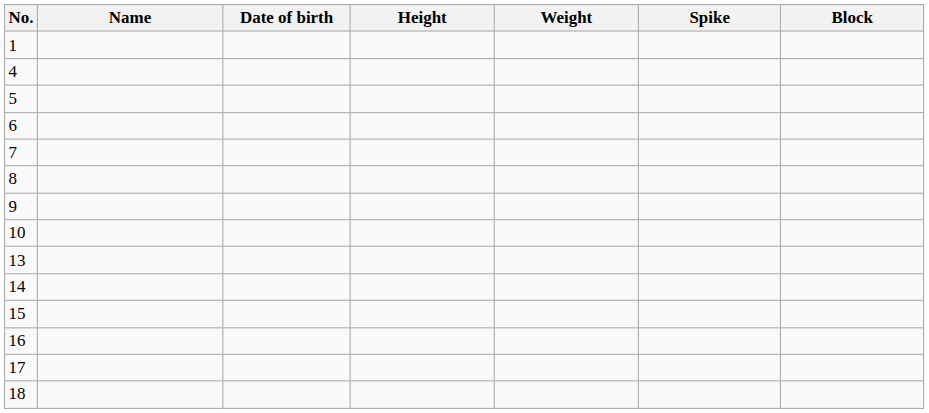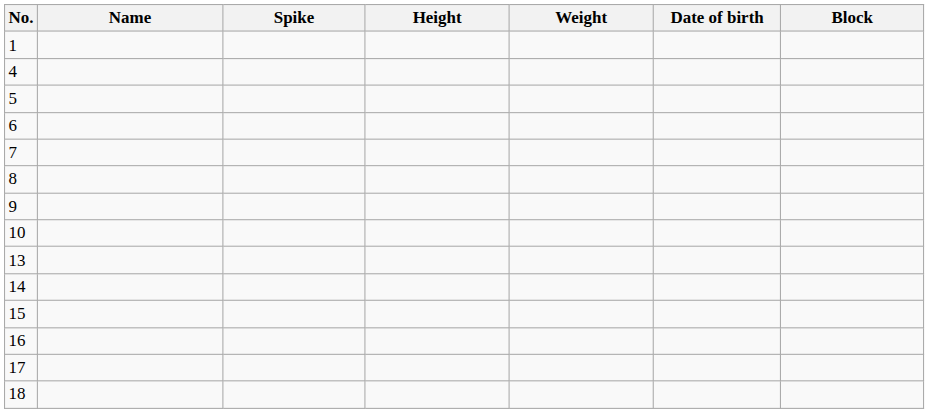columns swapped: (287, 17) <-> (710, 17)
